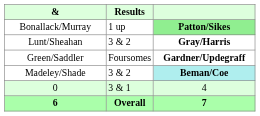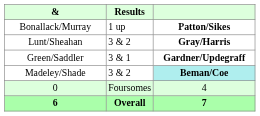(204, 27) lightgreen background -> (204, 27) no background
(130, 57) Foursomes -> (119, 57) 3 & 1
(119, 88) 3 & 1 -> (130, 88) Foursomes
